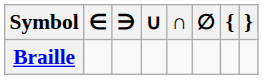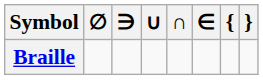columns swapped: (98, 22) <-> (207, 22)
